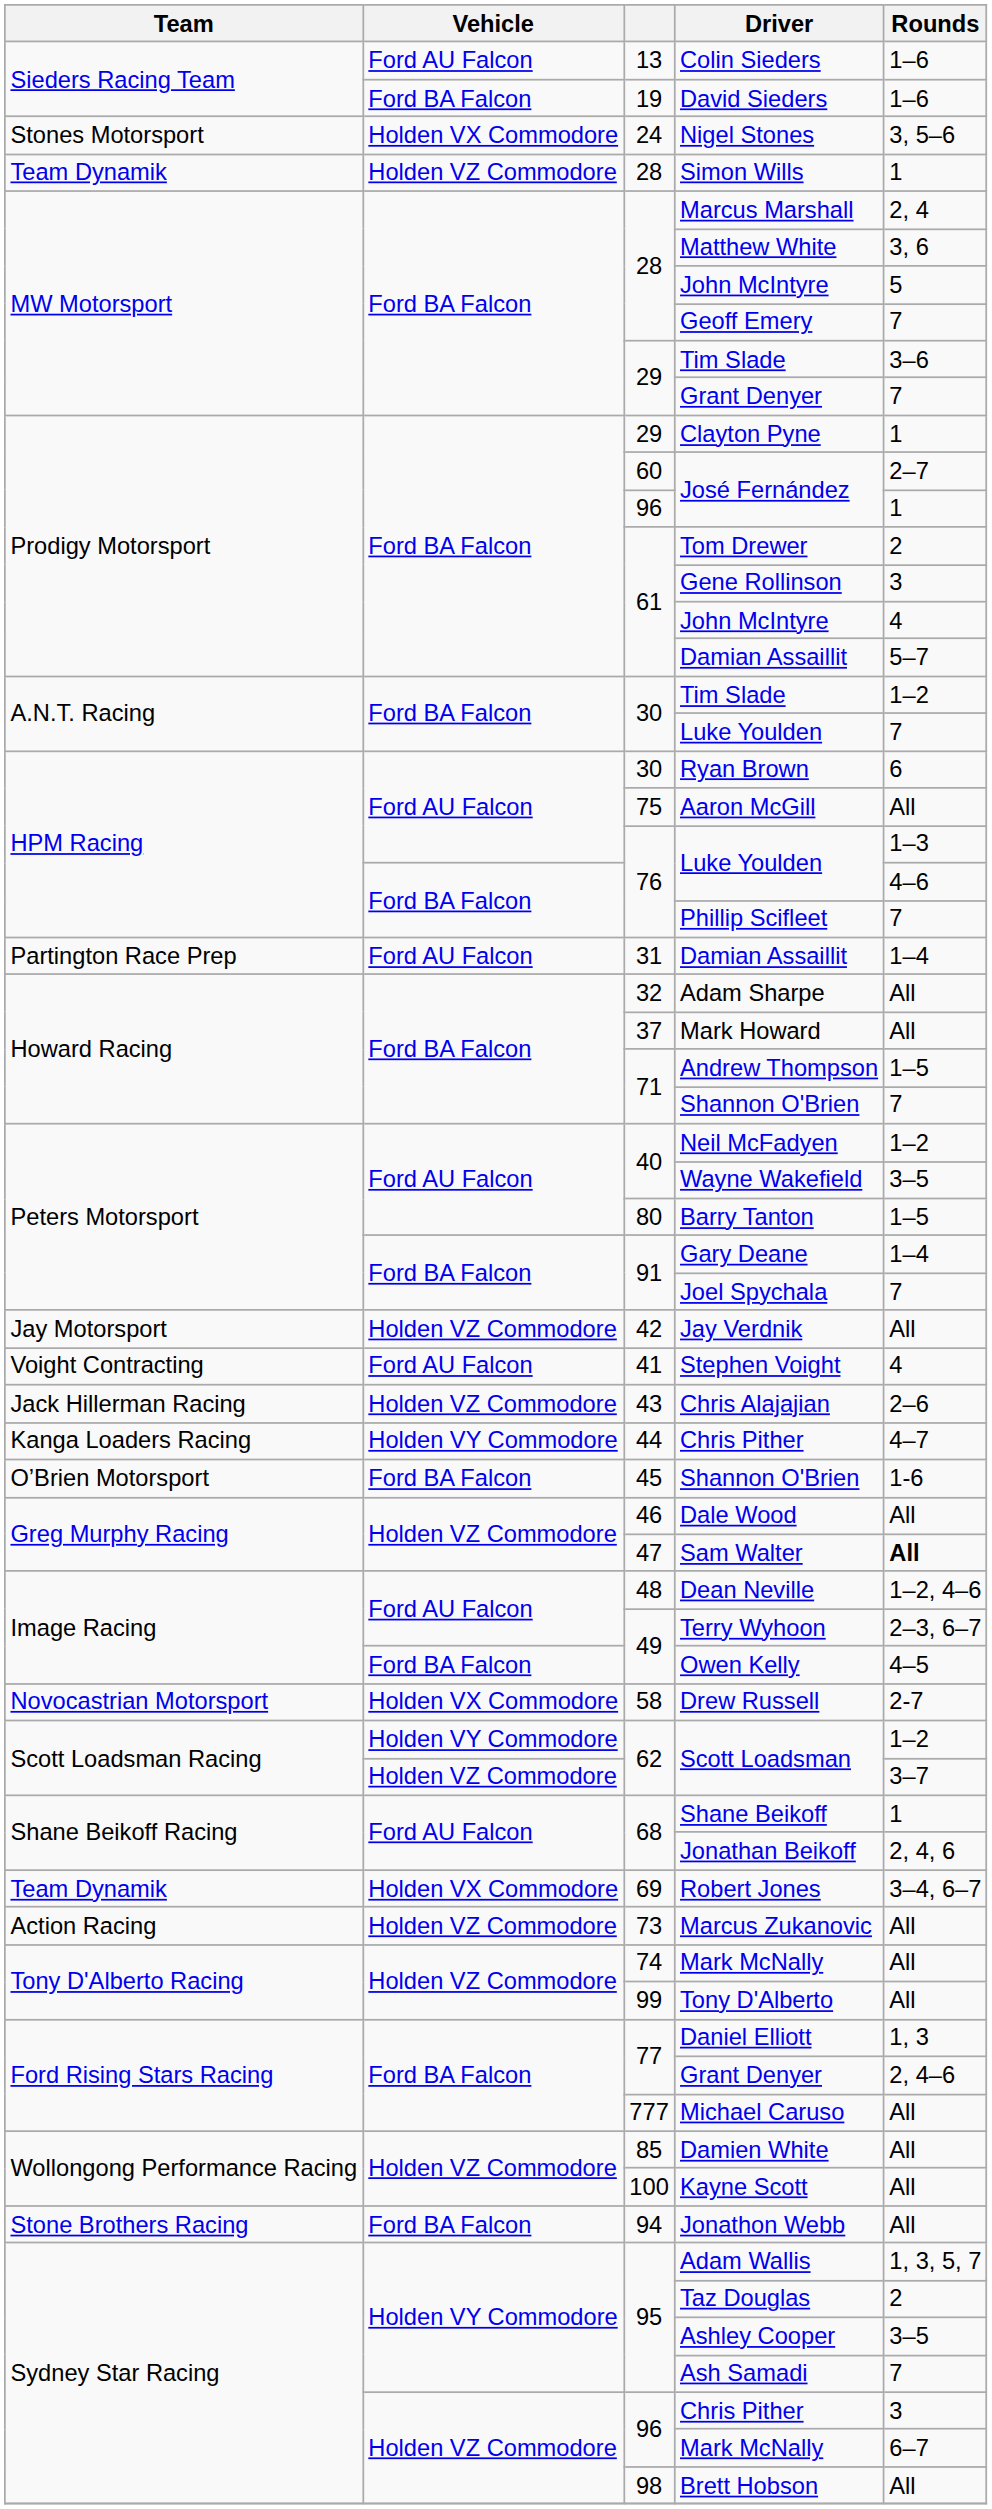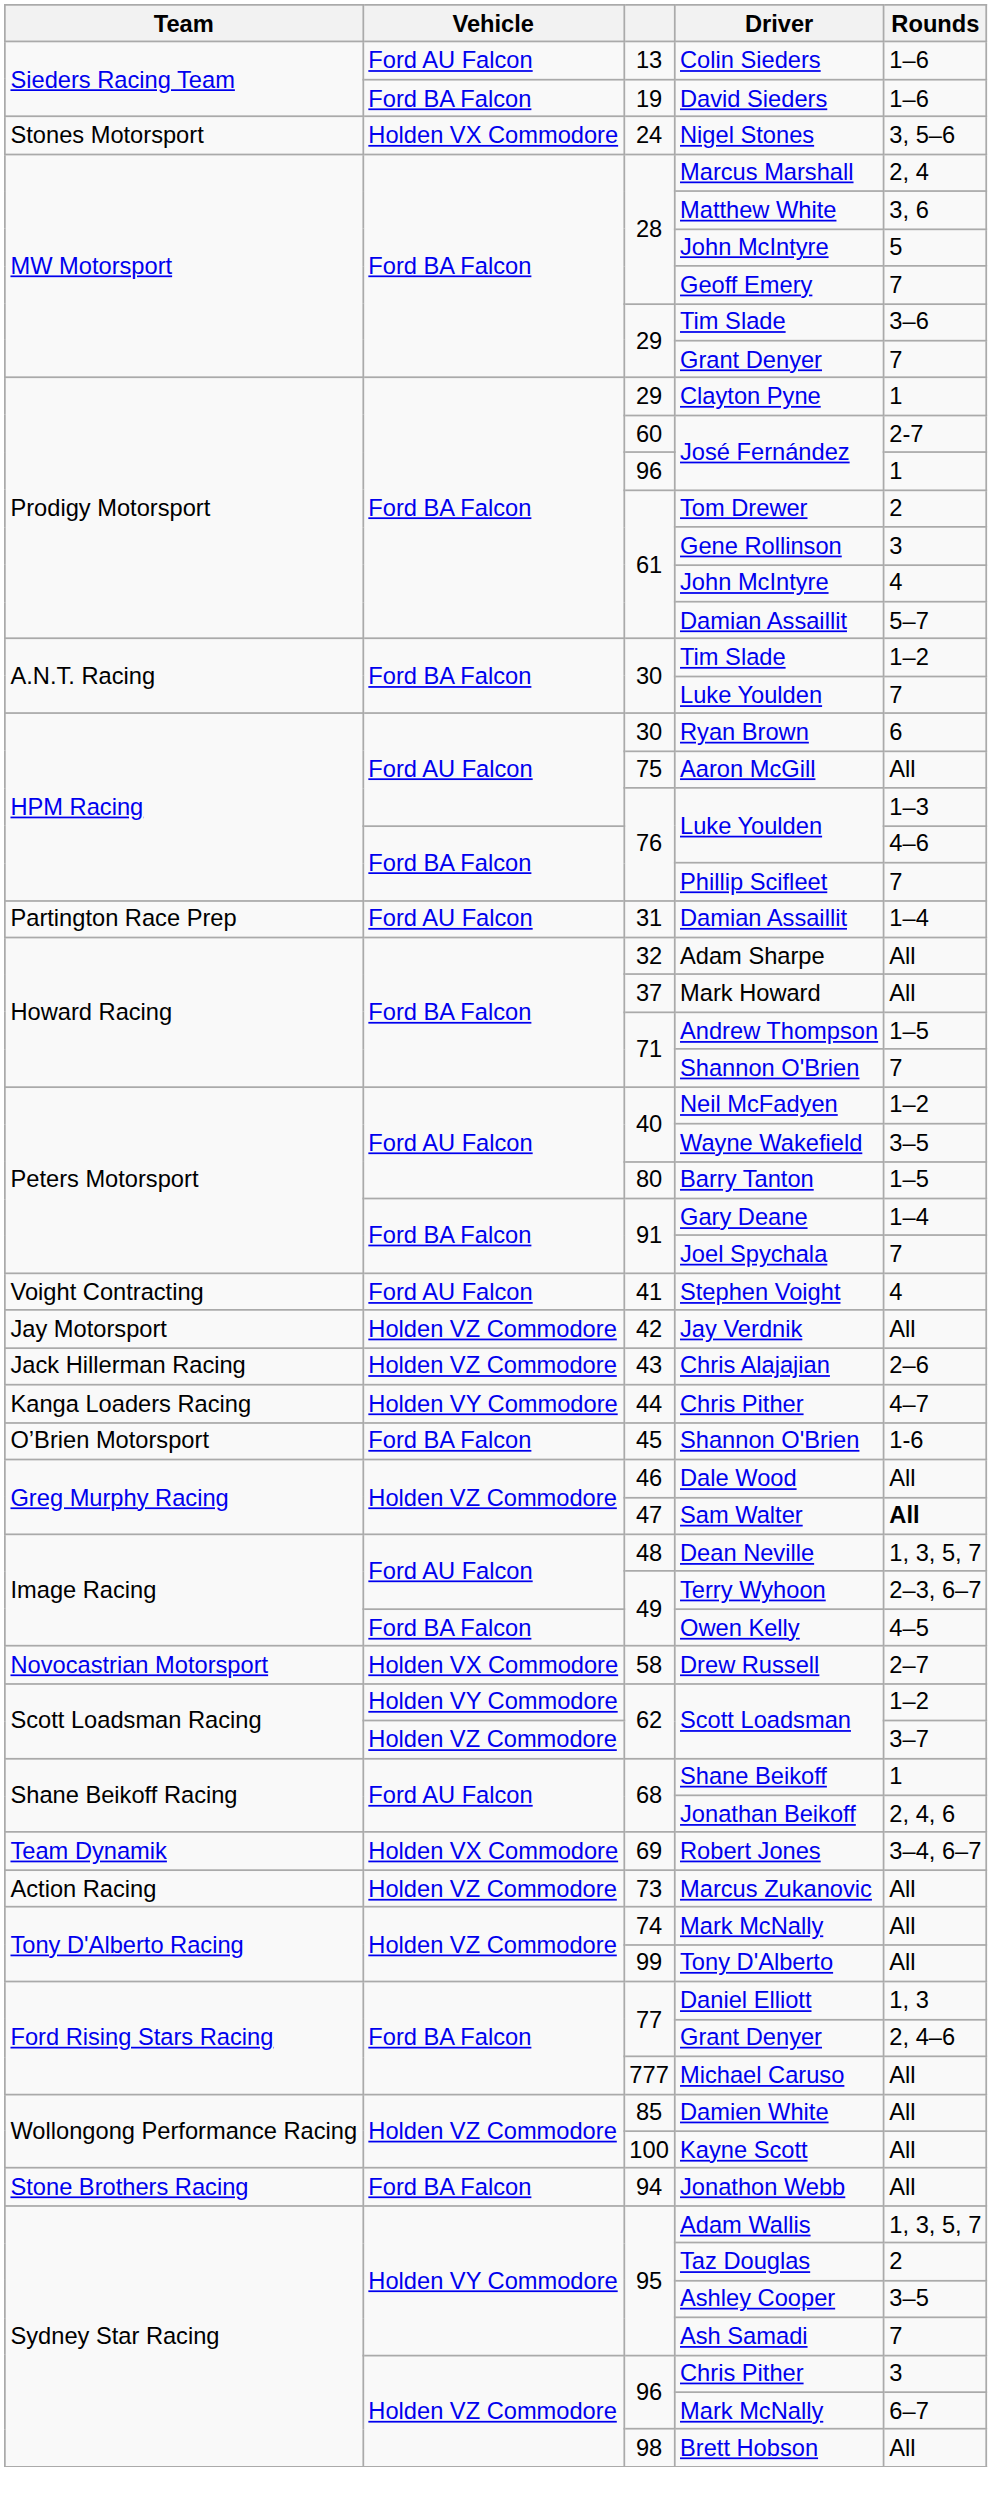- row: (649, 172)
(909, 471) 2–7 -> (906, 433) 2-7
rows swapped: (649, 1366) <-> (649, 1329)
(935, 1590) 1–2, 4–6 -> (935, 1552) 1, 3, 5, 7
(906, 1702) 2-7 -> (909, 1664) 2–7
